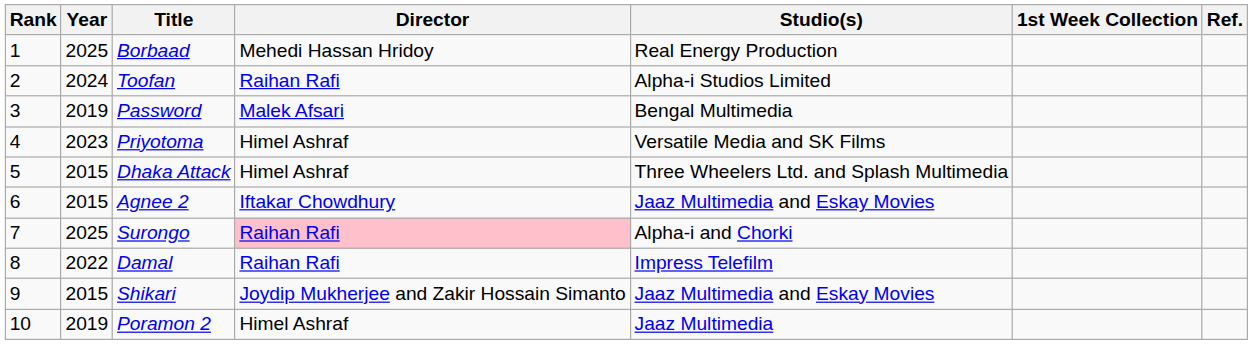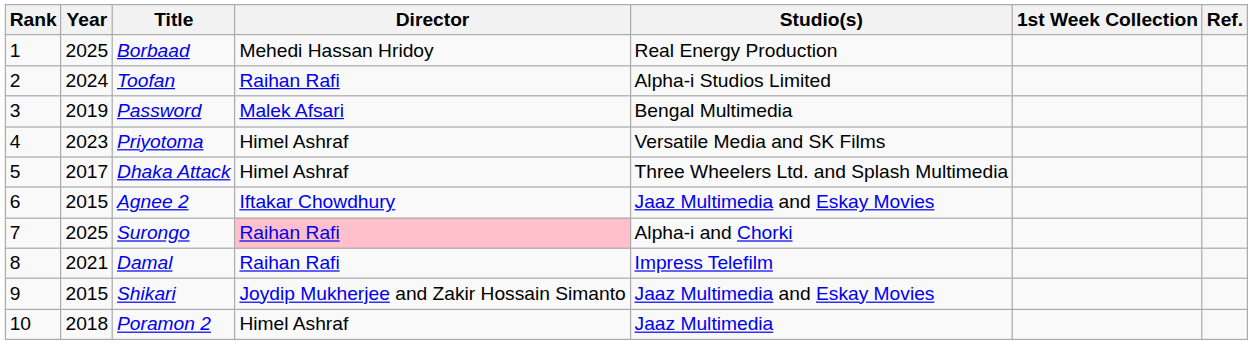(87, 171) 2015 -> (87, 171) 2017
(87, 263) 2022 -> (87, 263) 2021
(87, 324) 2019 -> (87, 324) 2018
